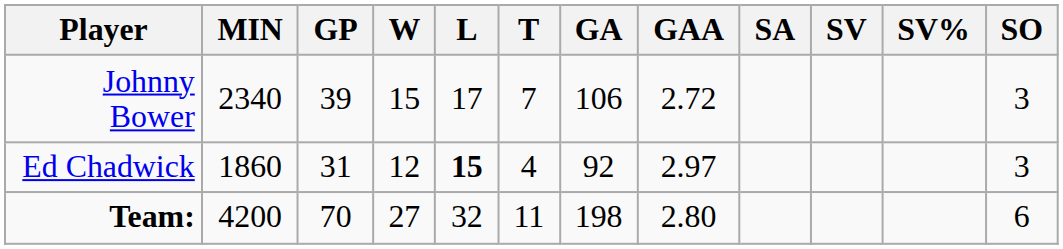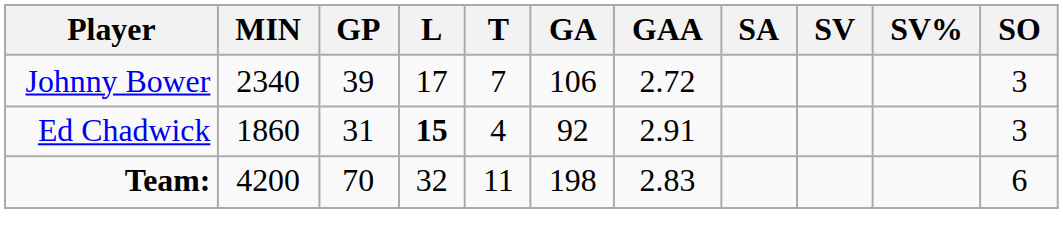- column: (404, 29)
(689, 166) 2.97 -> (667, 130) 2.91
(689, 217) 2.80 -> (667, 181) 2.83
